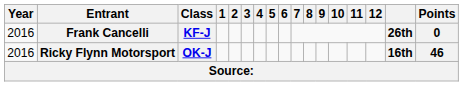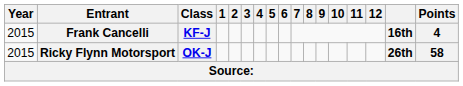(21, 33) 2016 -> (21, 33) 2015
(400, 33) 26th -> (400, 33) 16th
(437, 33) 0 -> (437, 33) 4
(21, 52) 2016 -> (21, 52) 2015
(400, 52) 16th -> (400, 52) 26th
(437, 52) 46 -> (437, 52) 58
